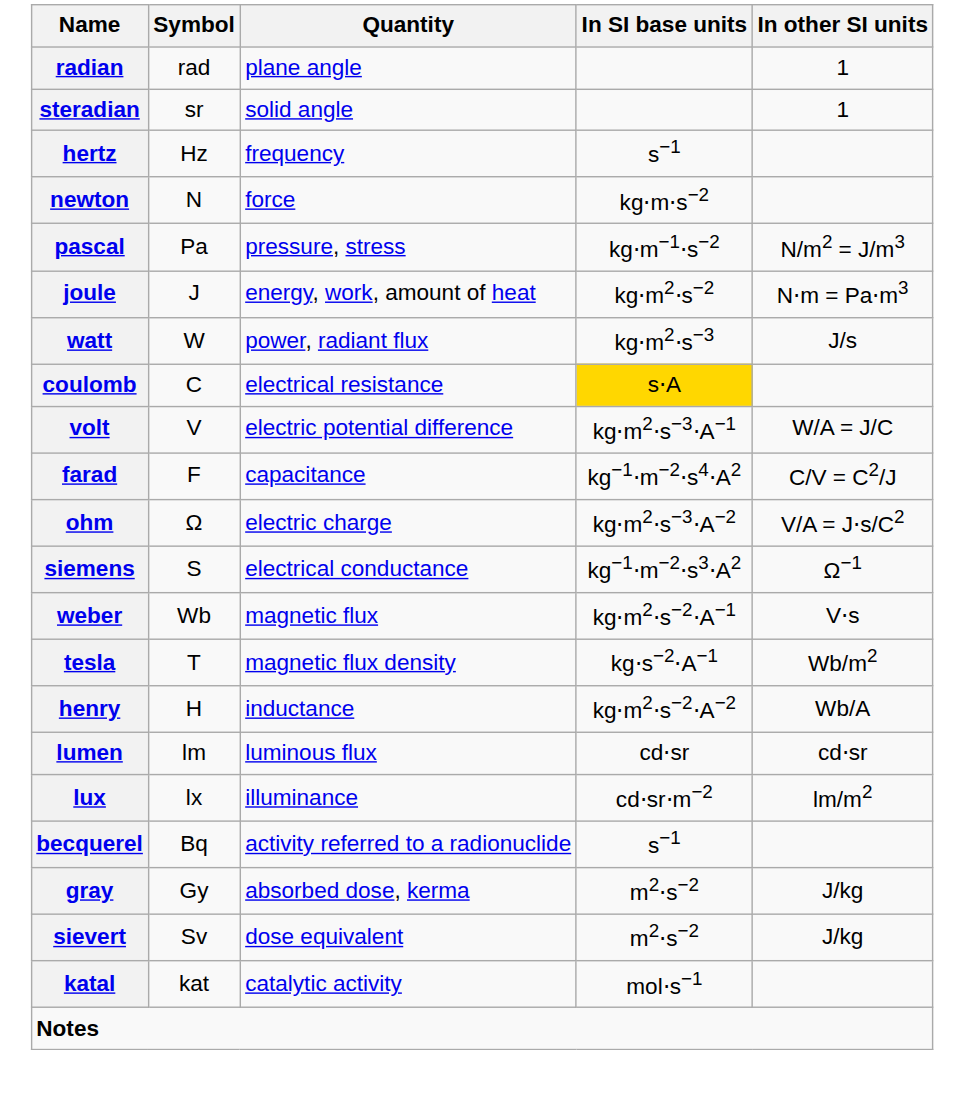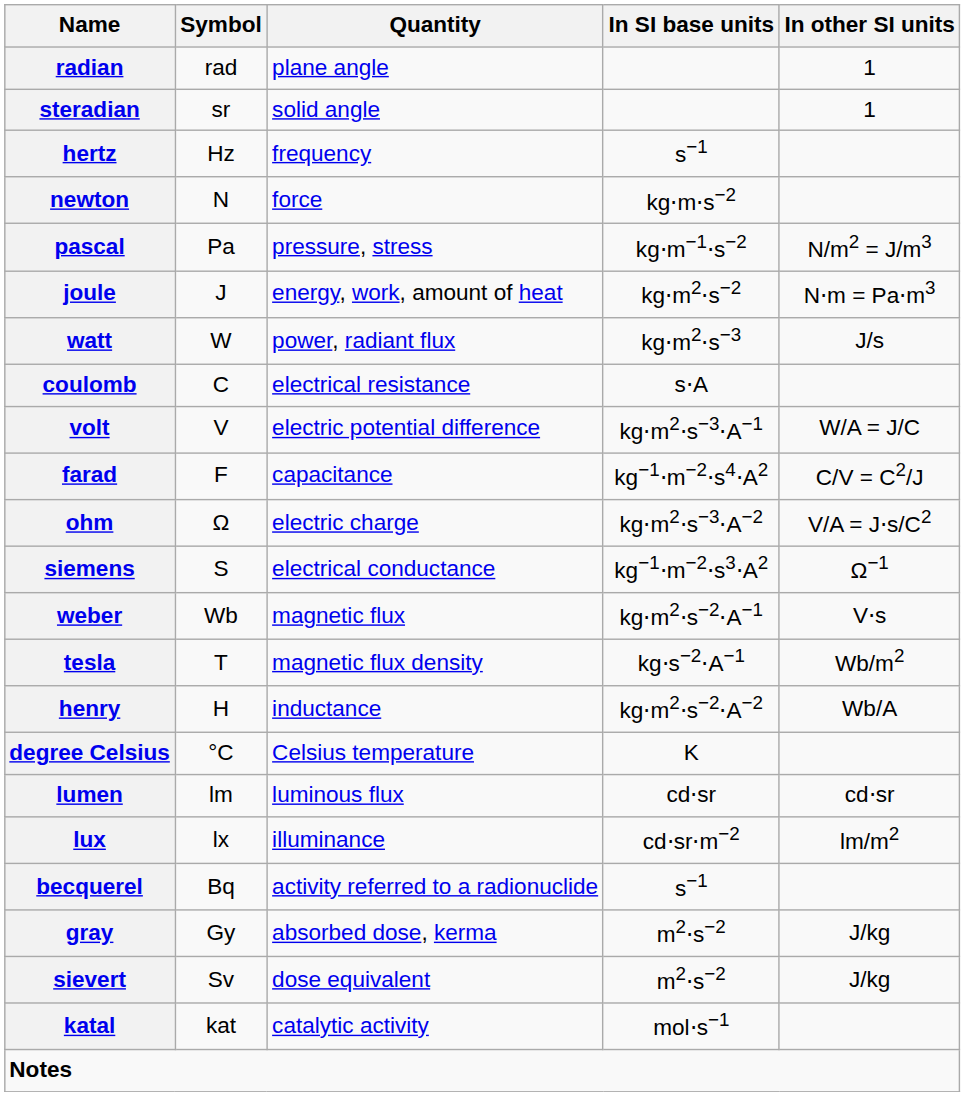(664, 384) gold background -> (691, 384) no background
+ row: (90, 753)
